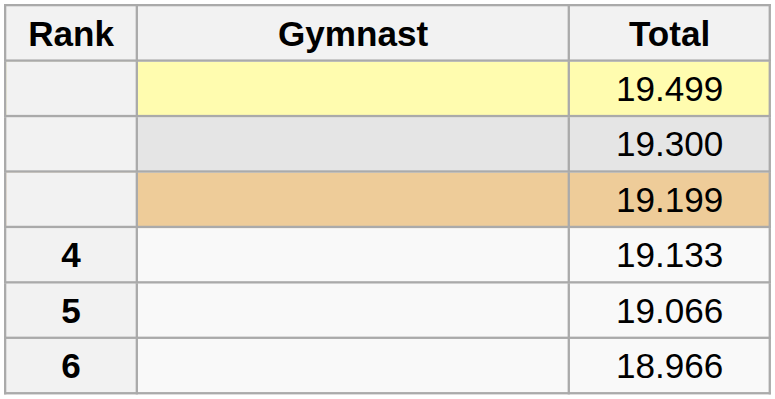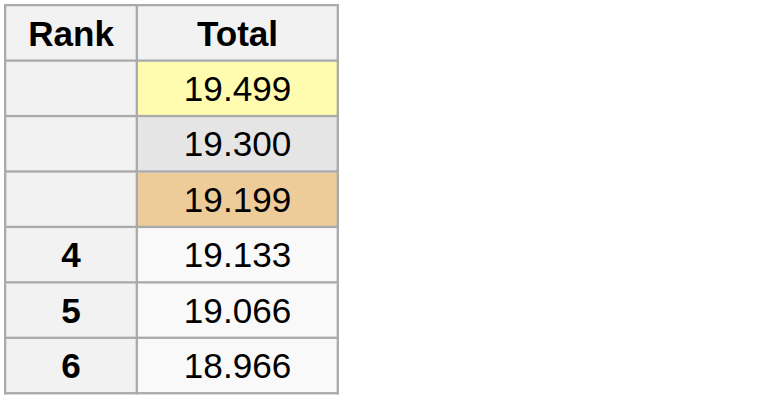- column: (353, 33)
